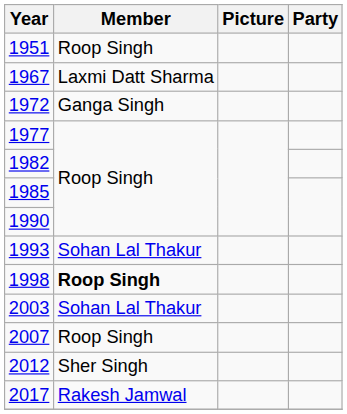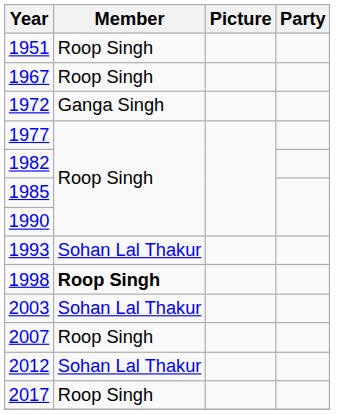(136, 76) Laxmi Datt Sharma -> (105, 76) Roop Singh
(103, 366) Sher Singh -> (130, 366) Sohan Lal Thakur
(122, 395) Rakesh Jamwal -> (105, 395) Roop Singh
